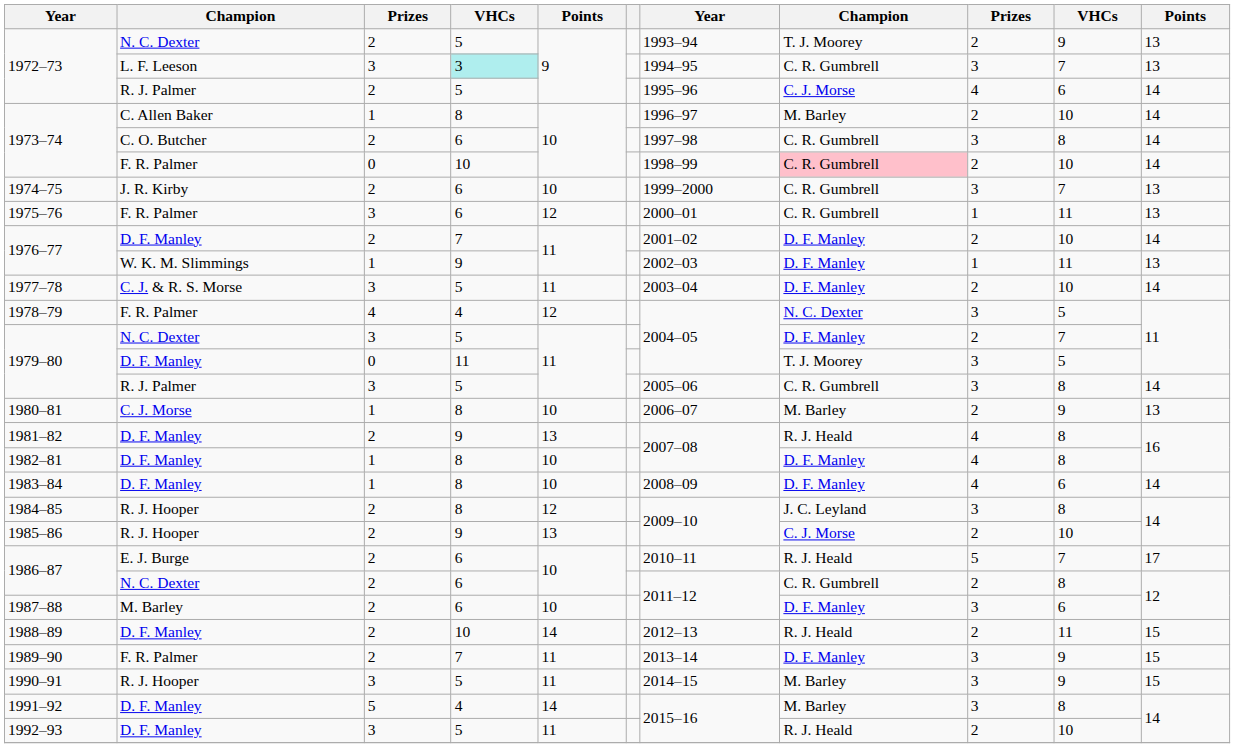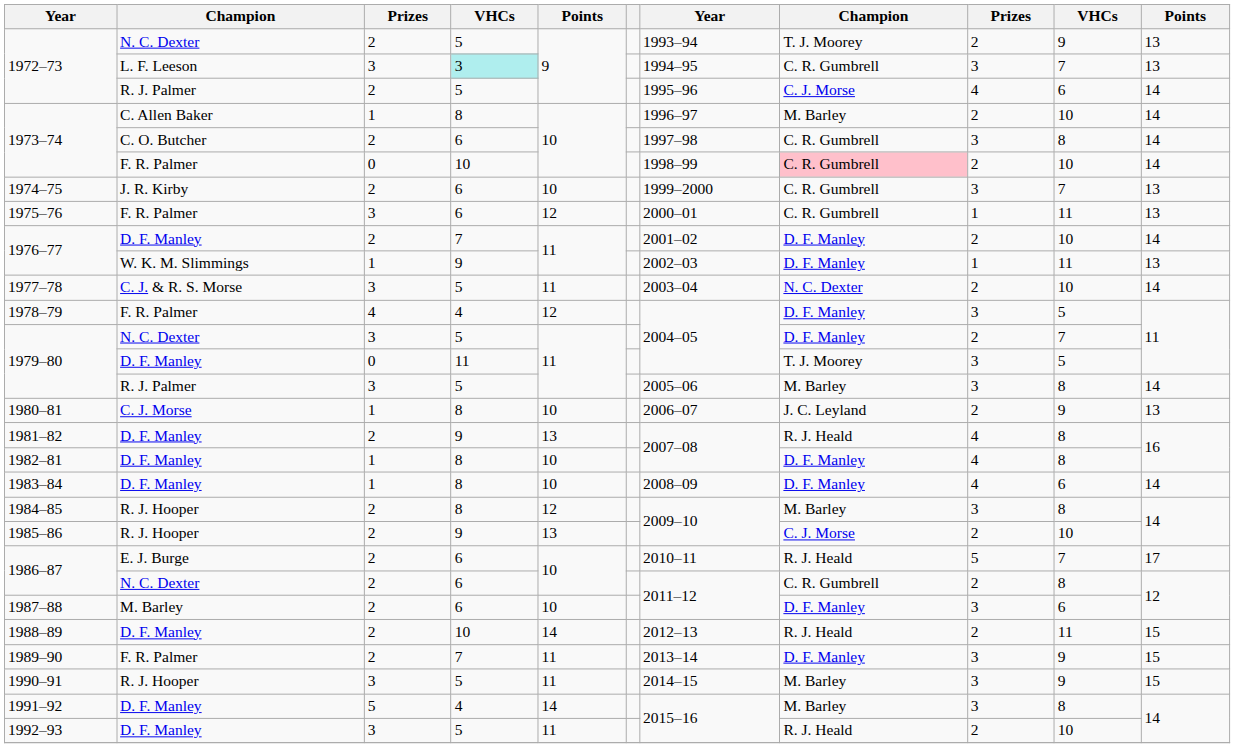(824, 287) D. F. Manley -> (823, 287) N. C. Dexter
(823, 312) N. C. Dexter -> (824, 312) D. F. Manley
(831, 386) C. R. Gumbrell -> (815, 386) M. Barley
(815, 410) M. Barley -> (825, 410) J. C. Leyland
(825, 509) J. C. Leyland -> (815, 509) M. Barley
